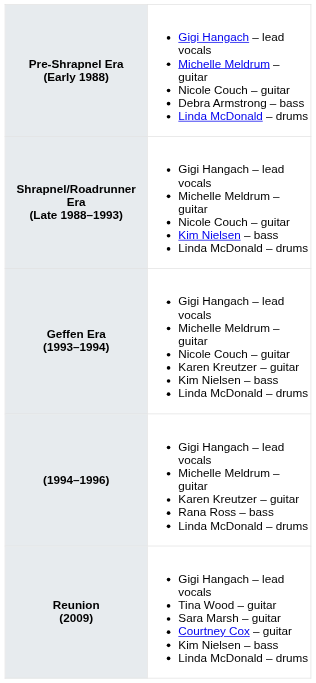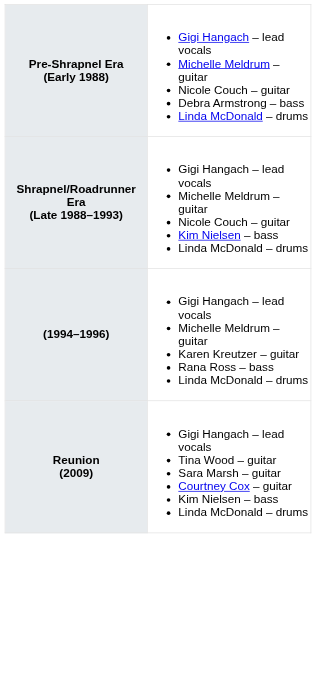- row: (76, 341)
